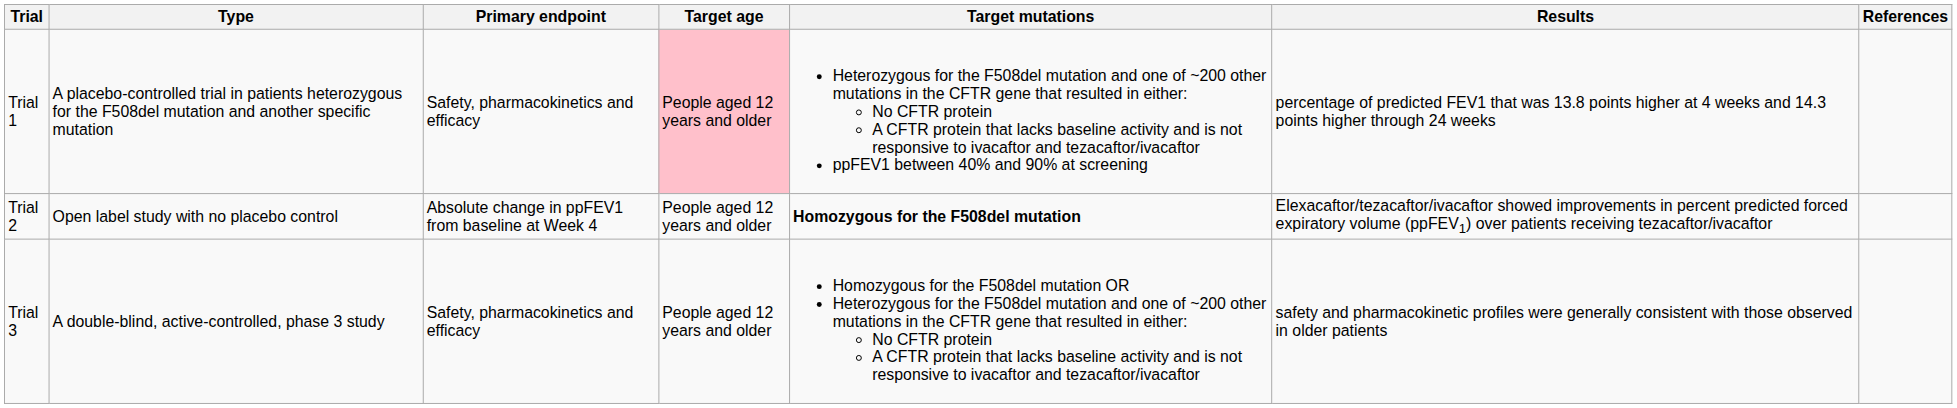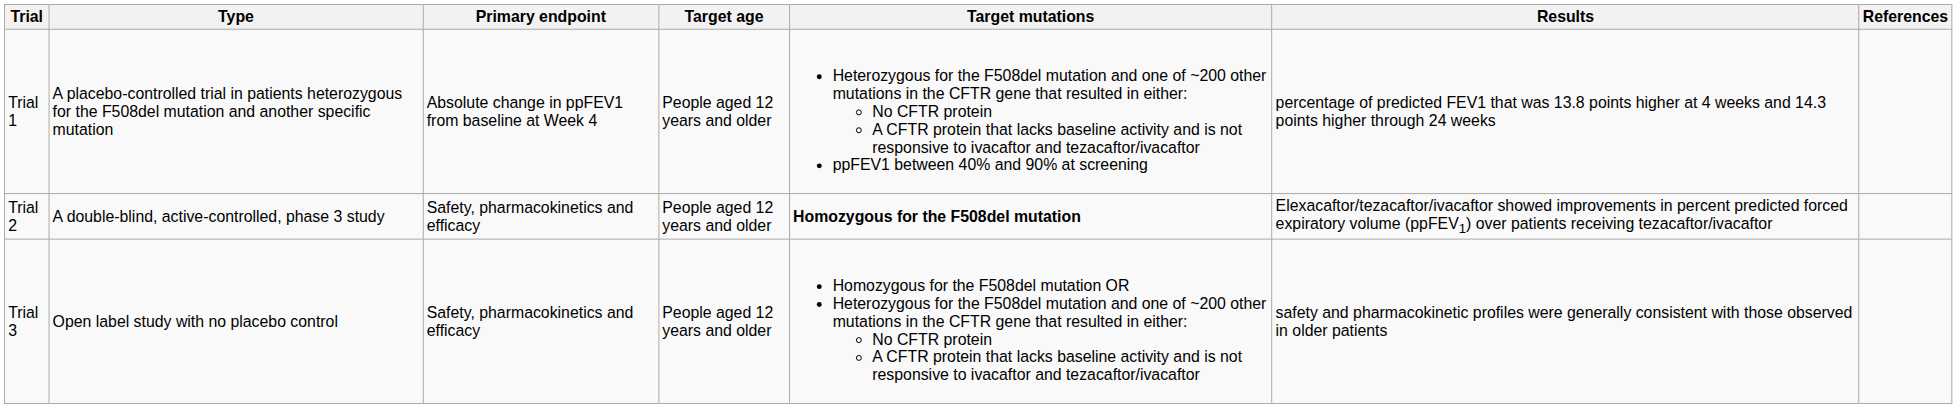(530, 111) Safety, pharmacokinetics and efficacy -> (525, 111) Absolute change in ppFEV1 from baseline at Week 4
(718, 111) pink background -> (718, 111) no background
(195, 216) Open label study with no placebo control -> (219, 216) A double-blind, active-controlled, phase 3 study
(525, 216) Absolute change in ppFEV1 from baseline at Week 4 -> (530, 216) Safety, pharmacokinetics and efficacy
(219, 321) A double-blind, active-controlled, phase 3 study -> (195, 321) Open label study with no placebo control
